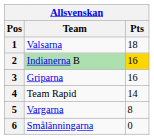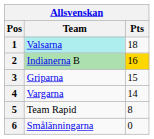(44, 45) no background -> (44, 45) paleturquoise background
(133, 77) 16 -> (133, 77) 15
(52, 93) Team Rapid -> (45, 93) Vargarna
(45, 110) Vargarna -> (52, 110) Team Rapid
